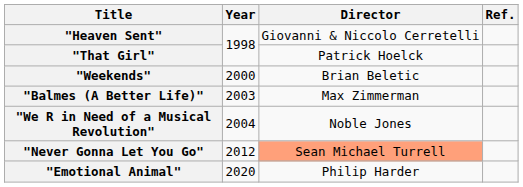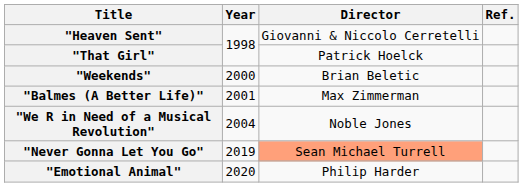(241, 96) 2003 -> (241, 96) 2001
(241, 151) 2012 -> (241, 151) 2019
